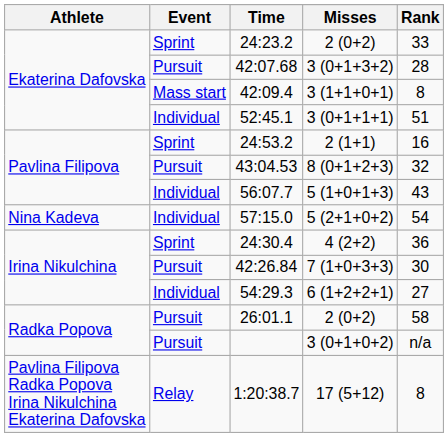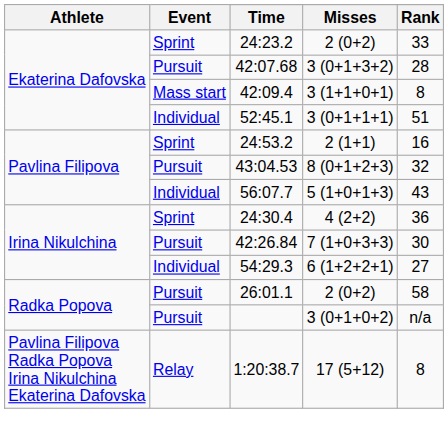- row: (266, 218)
